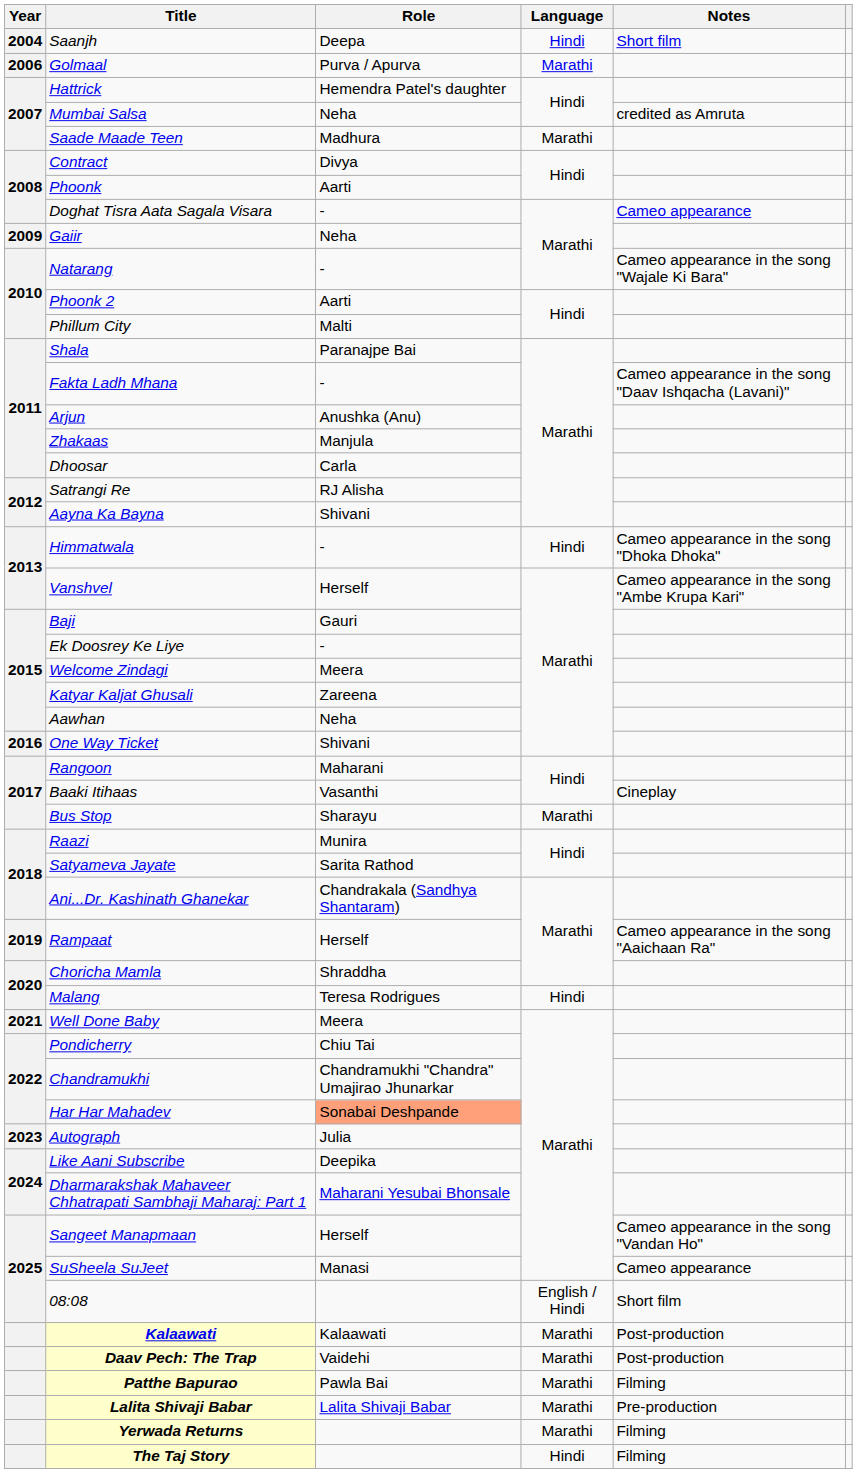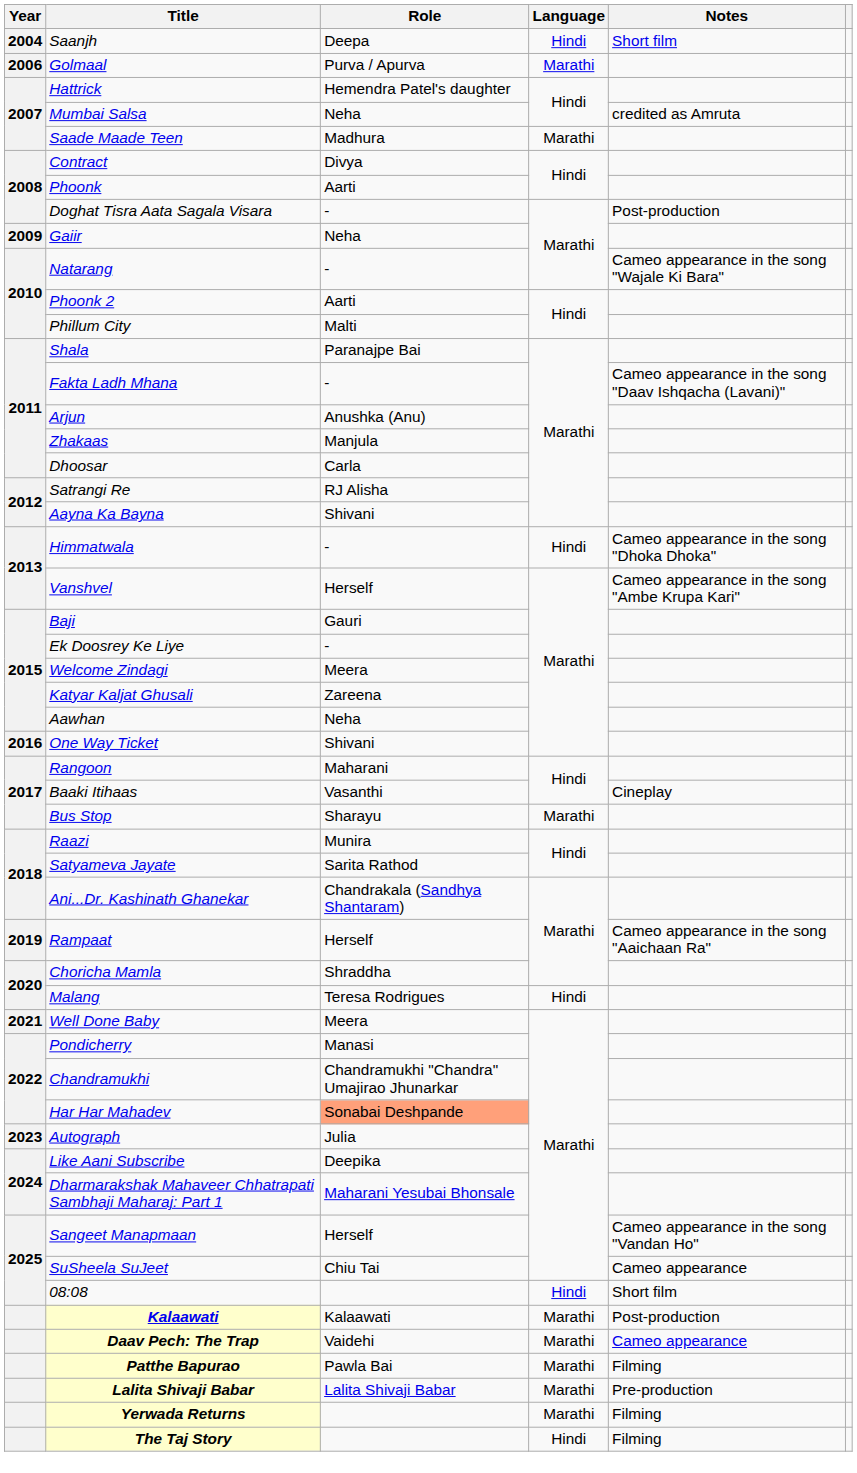(684, 211) Cameo appearance -> (666, 211) Post-production
(347, 1046) Chiu Tai -> (349, 1046) Manasi
(344, 1268) Manasi -> (352, 1268) Chiu Tai
(567, 1301) English / Hindi -> (569, 1292) Hindi
(670, 1358) Post-production -> (680, 1341) Cameo appearance
